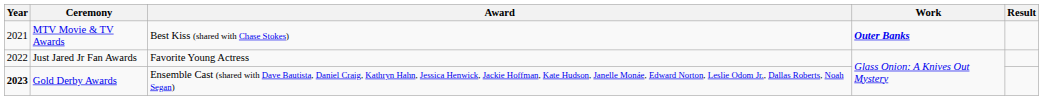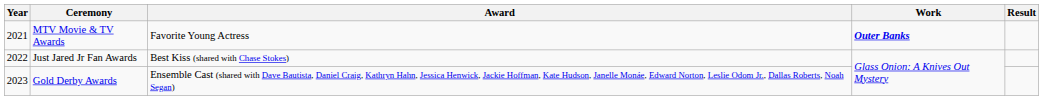(220, 35) Best Kiss (shared with Chase Stokes) -> (200, 35) Favorite Young Actress
(200, 58) Favorite Young Actress -> (220, 58) Best Kiss (shared with Chase Stokes)
(17, 80) bold -> (17, 80) normal
